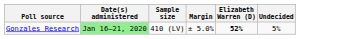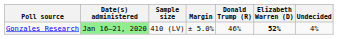+ column: (235, 13)
(276, 28) 5% -> (314, 28) 4%
